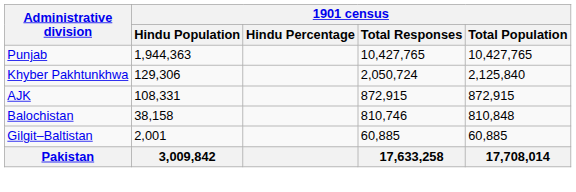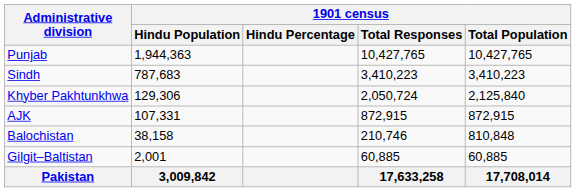+ row: (24, 75)
(157, 95) 108,331 -> (157, 116) 107,331
(384, 116) 810,746 -> (384, 136) 210,746
